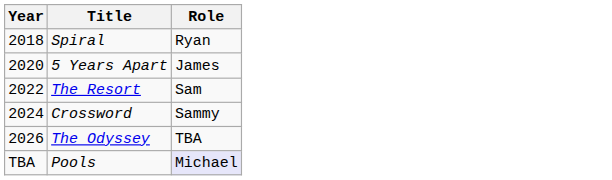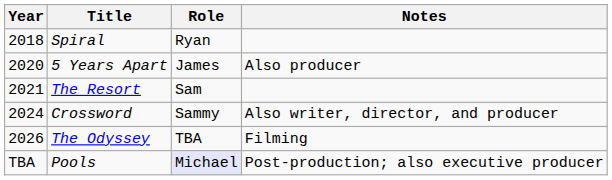+ column: (424, 17)
(26, 90) 2022 -> (26, 90) 2021
